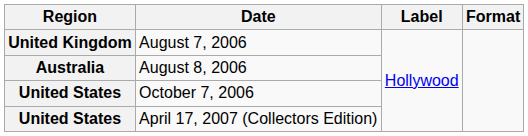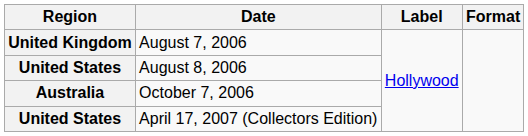(70, 67) Australia -> (70, 67) United States
(70, 93) United States -> (70, 93) Australia
